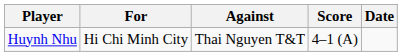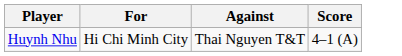- column: (379, 16)
